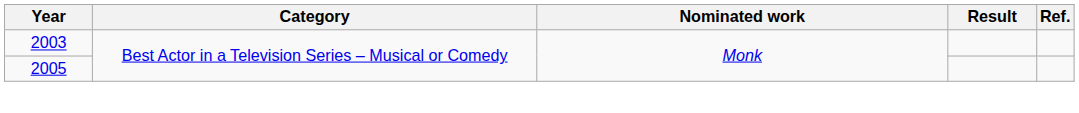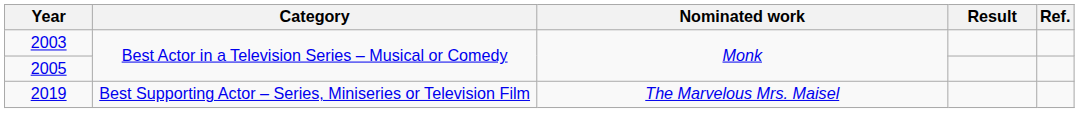+ row: (49, 94)
